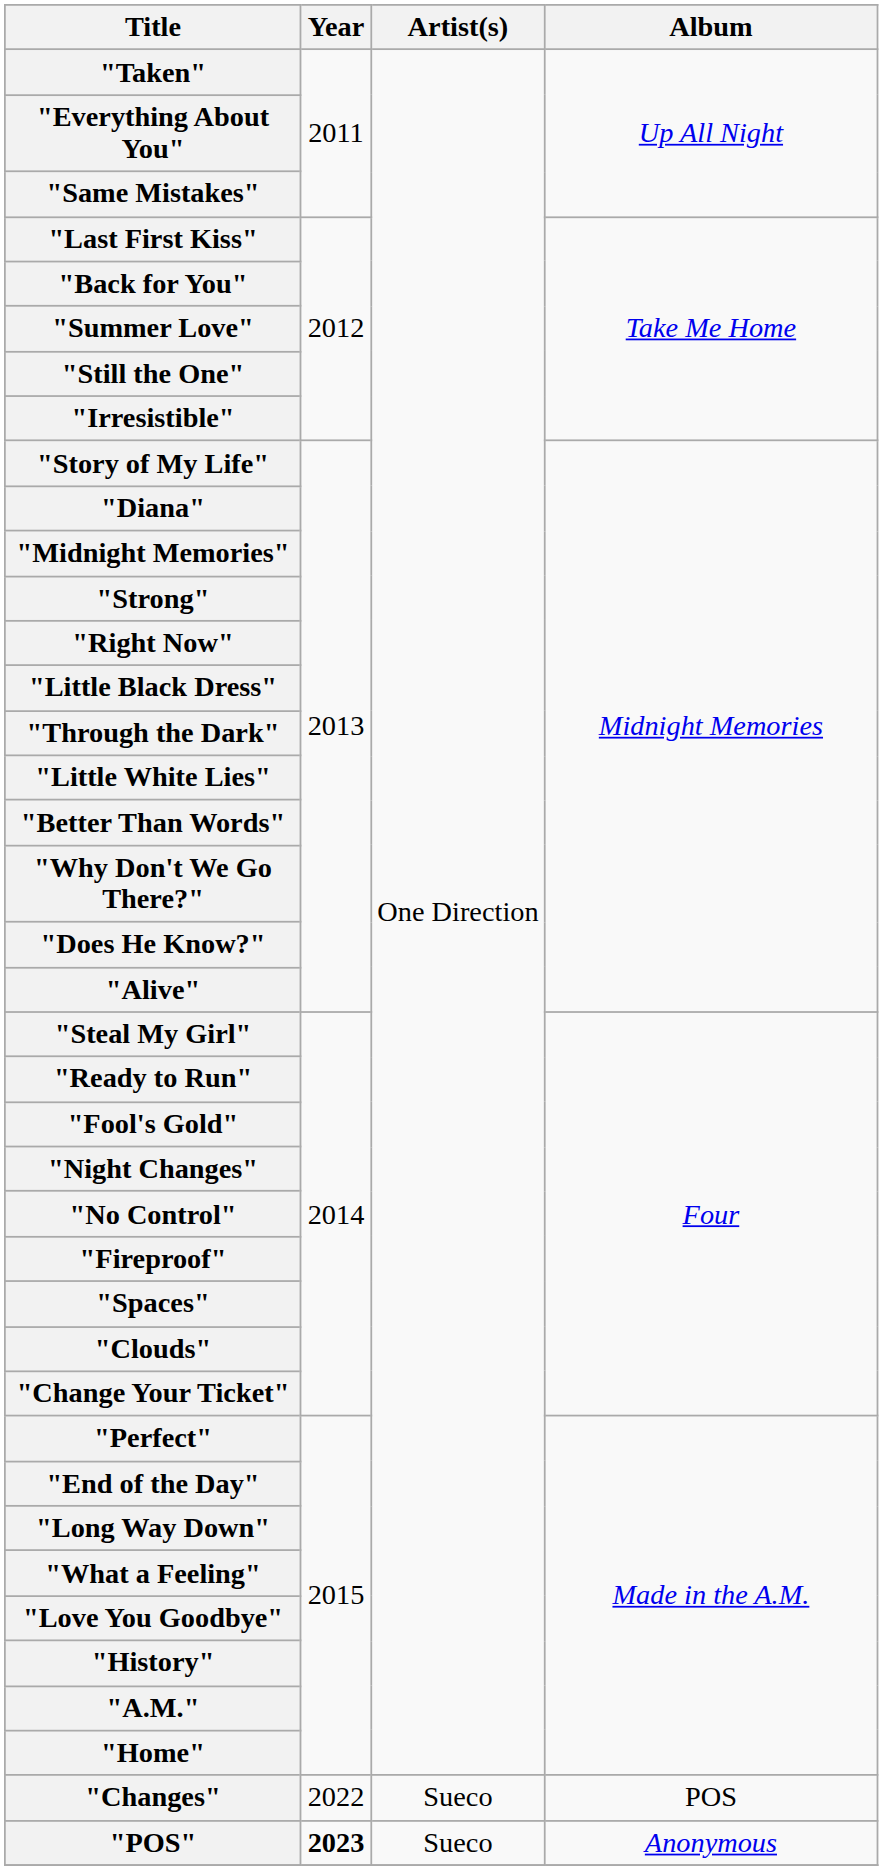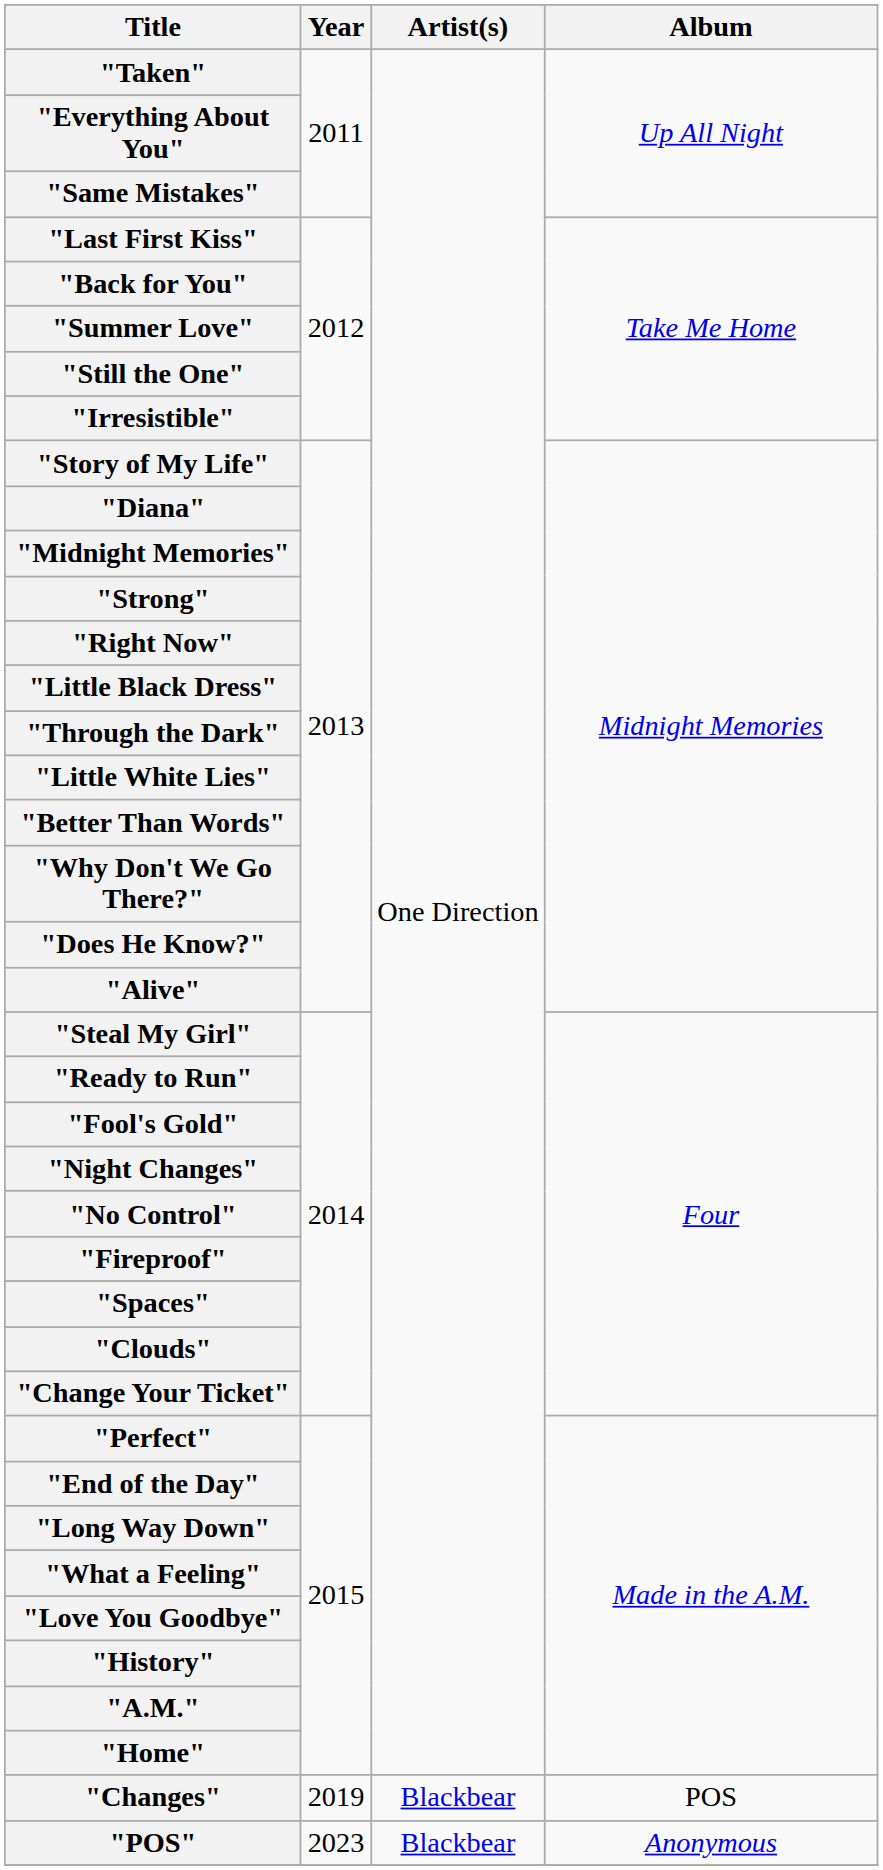(336, 1797) 2022 -> (336, 1797) 2019
(458, 1797) Sueco -> (458, 1797) Blackbear
(336, 1842) bold -> (336, 1842) normal
(458, 1842) Sueco -> (458, 1842) Blackbear
